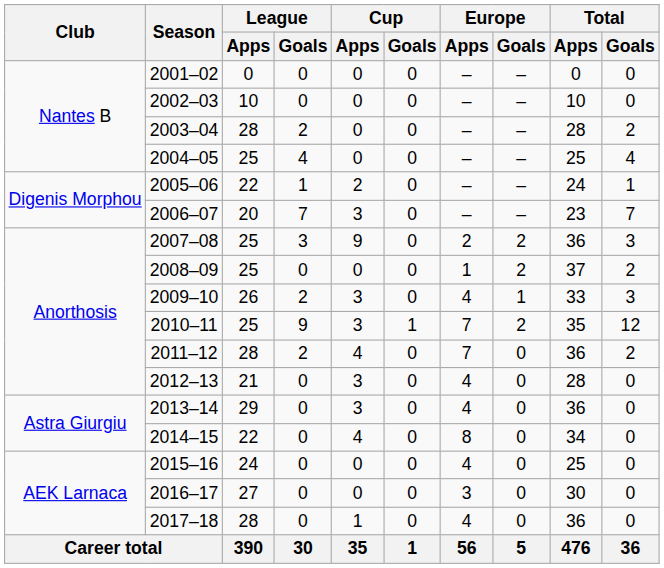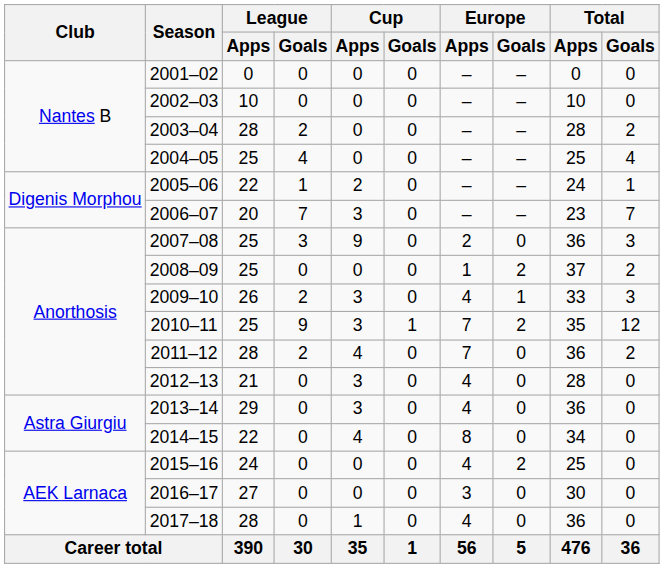(521, 241) 2 -> (521, 241) 0
(521, 465) 0 -> (521, 465) 2
